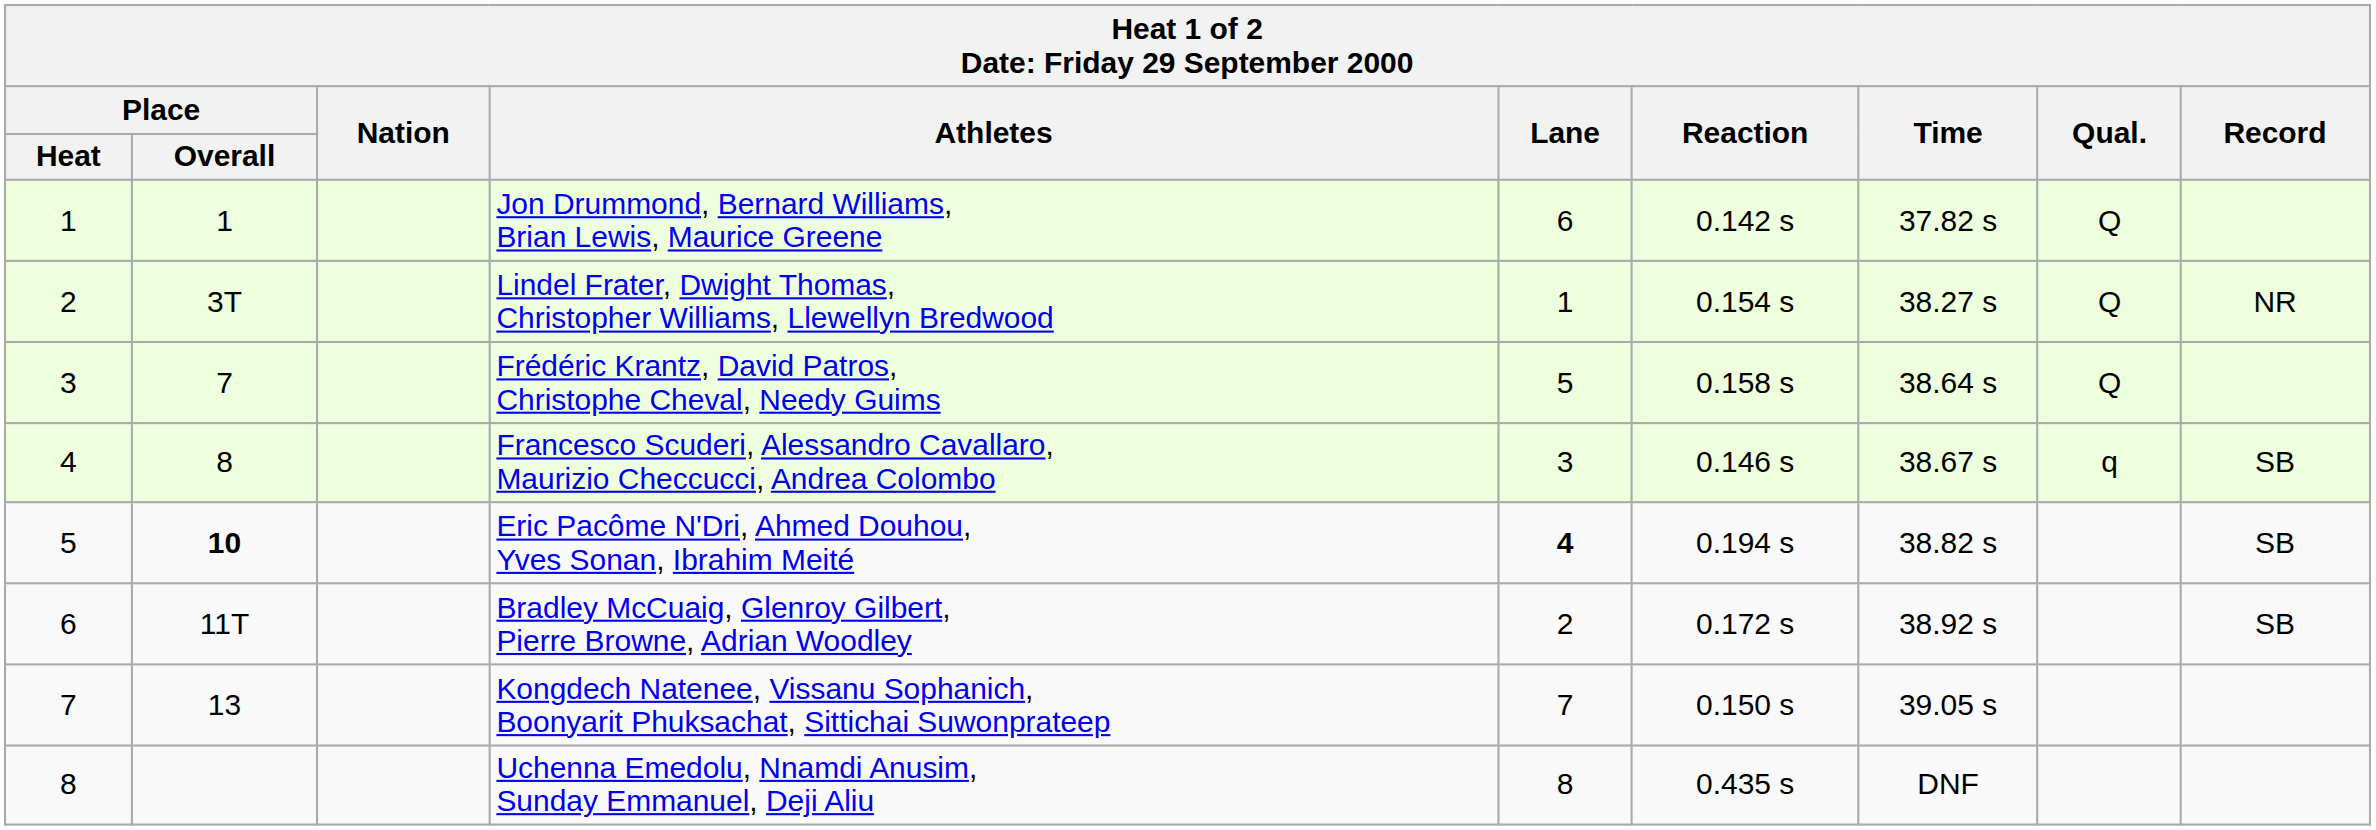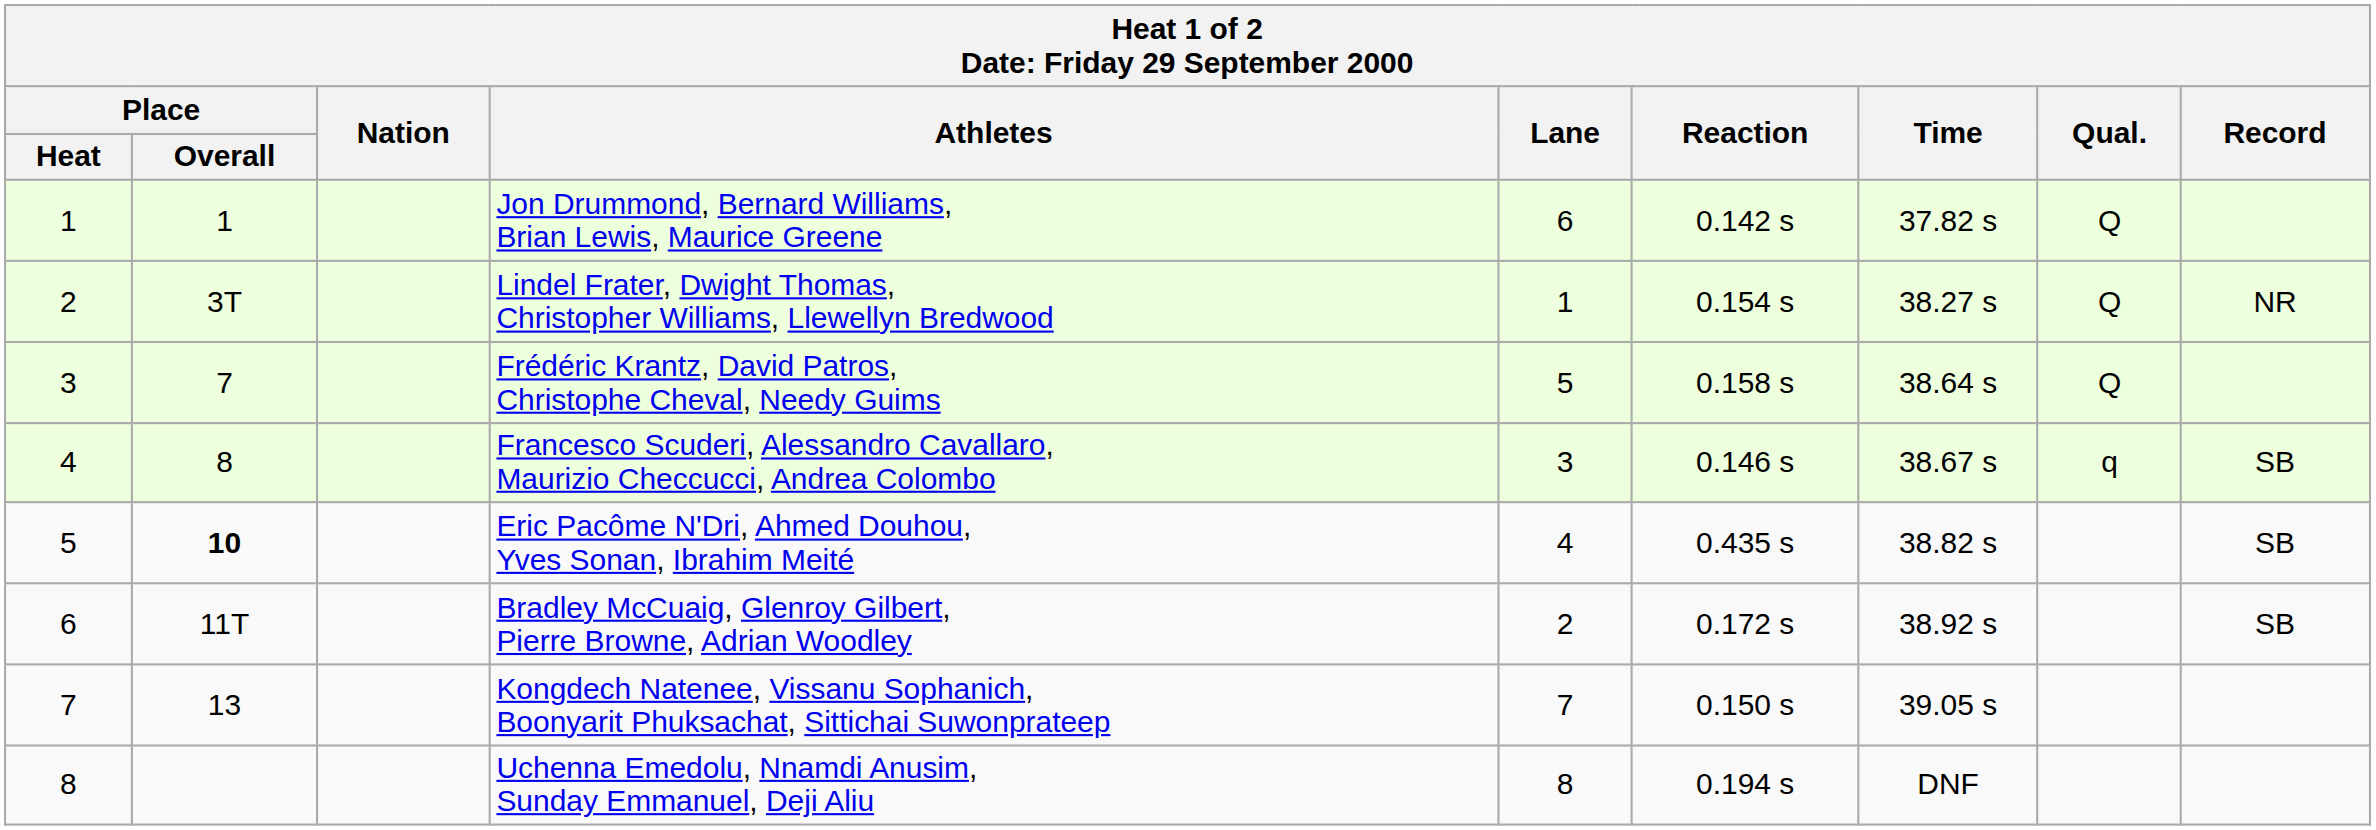(1565, 543) bold -> (1565, 543) normal
(1745, 543) 0.194 s -> (1745, 543) 0.435 s
(1745, 785) 0.435 s -> (1745, 785) 0.194 s
